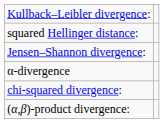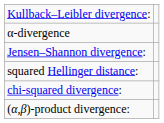rows swapped: (73, 33) <-> (38, 71)
